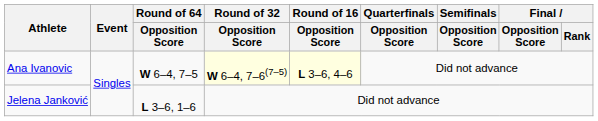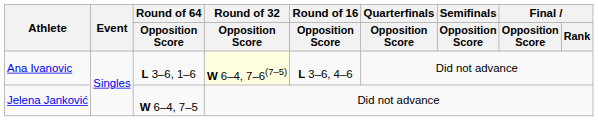(169, 75) W 6–4, 7–5 -> (169, 75) L 3–6, 1–6
(325, 75) lightyellow background -> (325, 75) no background
(169, 107) L 3–6, 1–6 -> (169, 107) W 6–4, 7–5
